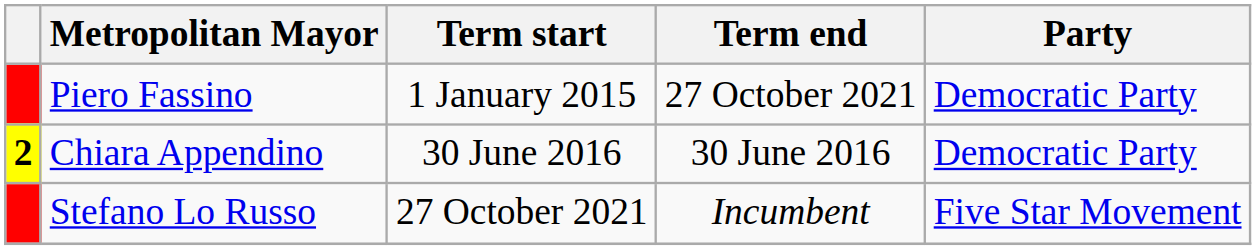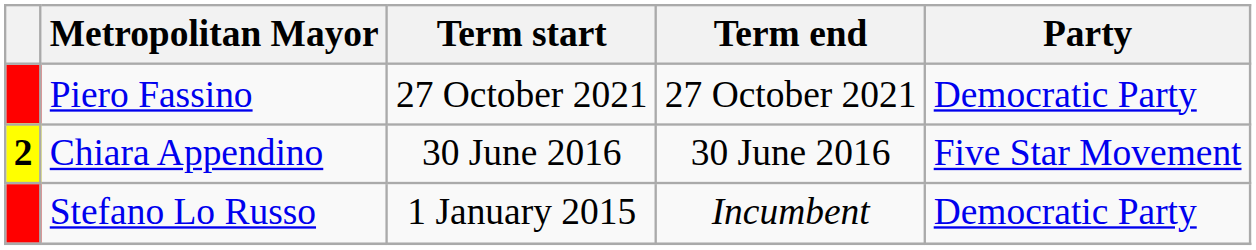(522, 93) 1 January 2015 -> (522, 93) 27 October 2021
(1065, 152) Democratic Party -> (1088, 152) Five Star Movement
(522, 212) 27 October 2021 -> (522, 212) 1 January 2015
(1088, 212) Five Star Movement -> (1065, 212) Democratic Party
